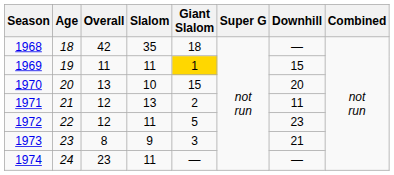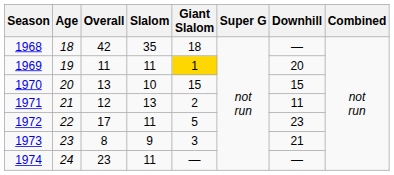(297, 66) 15 -> (297, 66) 20
(297, 85) 20 -> (297, 85) 15
(104, 123) 12 -> (104, 123) 17
